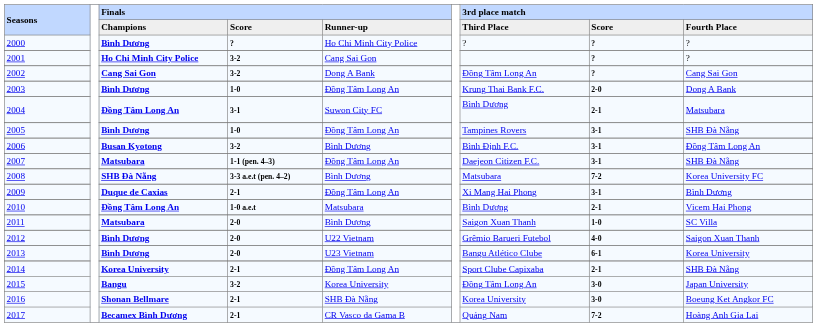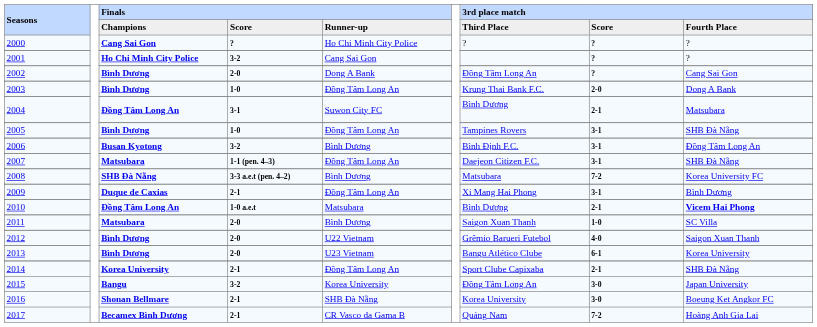(125, 42) Bình Dương -> (129, 42) Cang Sai Gon
(129, 73) Cang Sai Gon -> (125, 73) Bình Dương
(235, 74) 3-2 -> (235, 74) 2-0
(719, 207) normal -> (720, 207) bold
